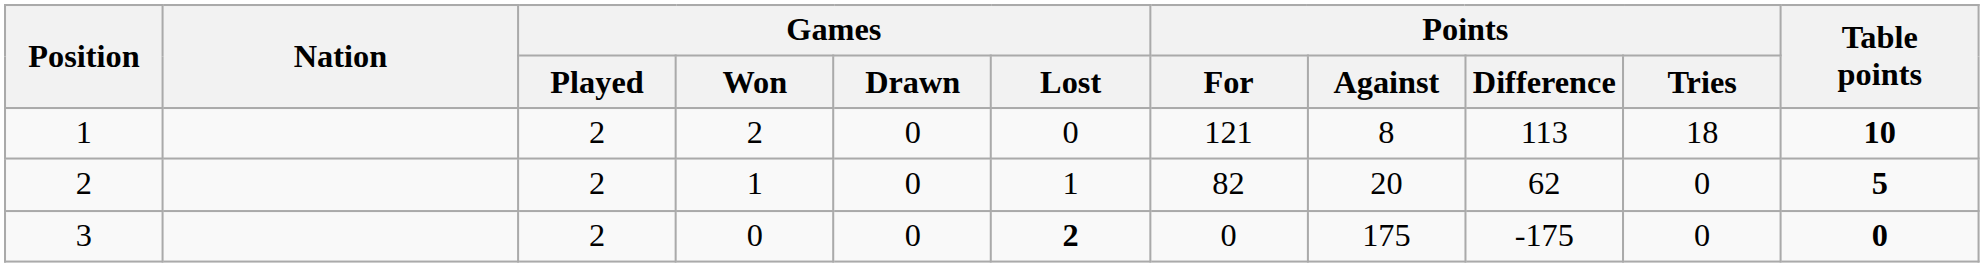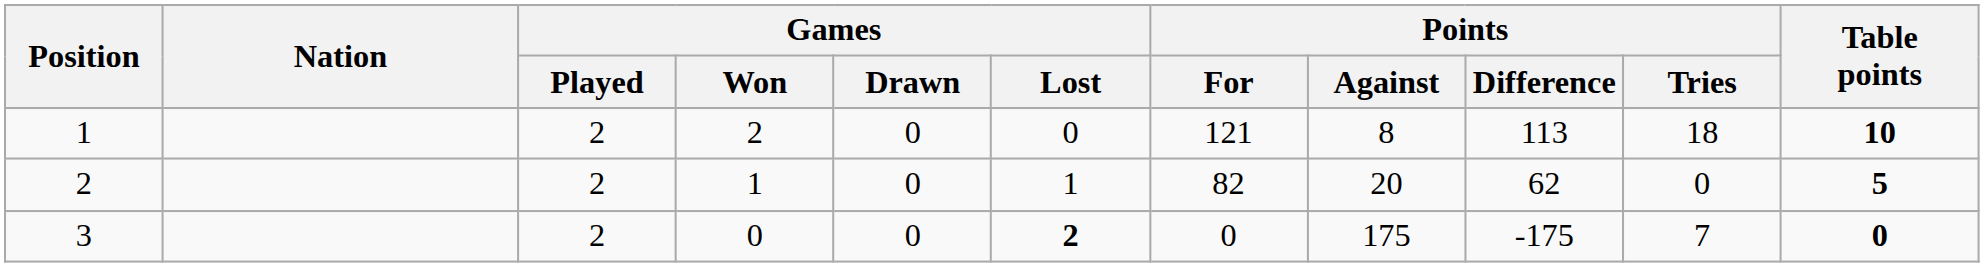(1702, 235) 0 -> (1702, 235) 7
